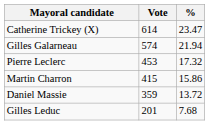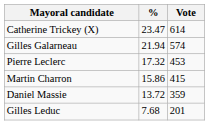columns swapped: (158, 12) <-> (191, 12)
